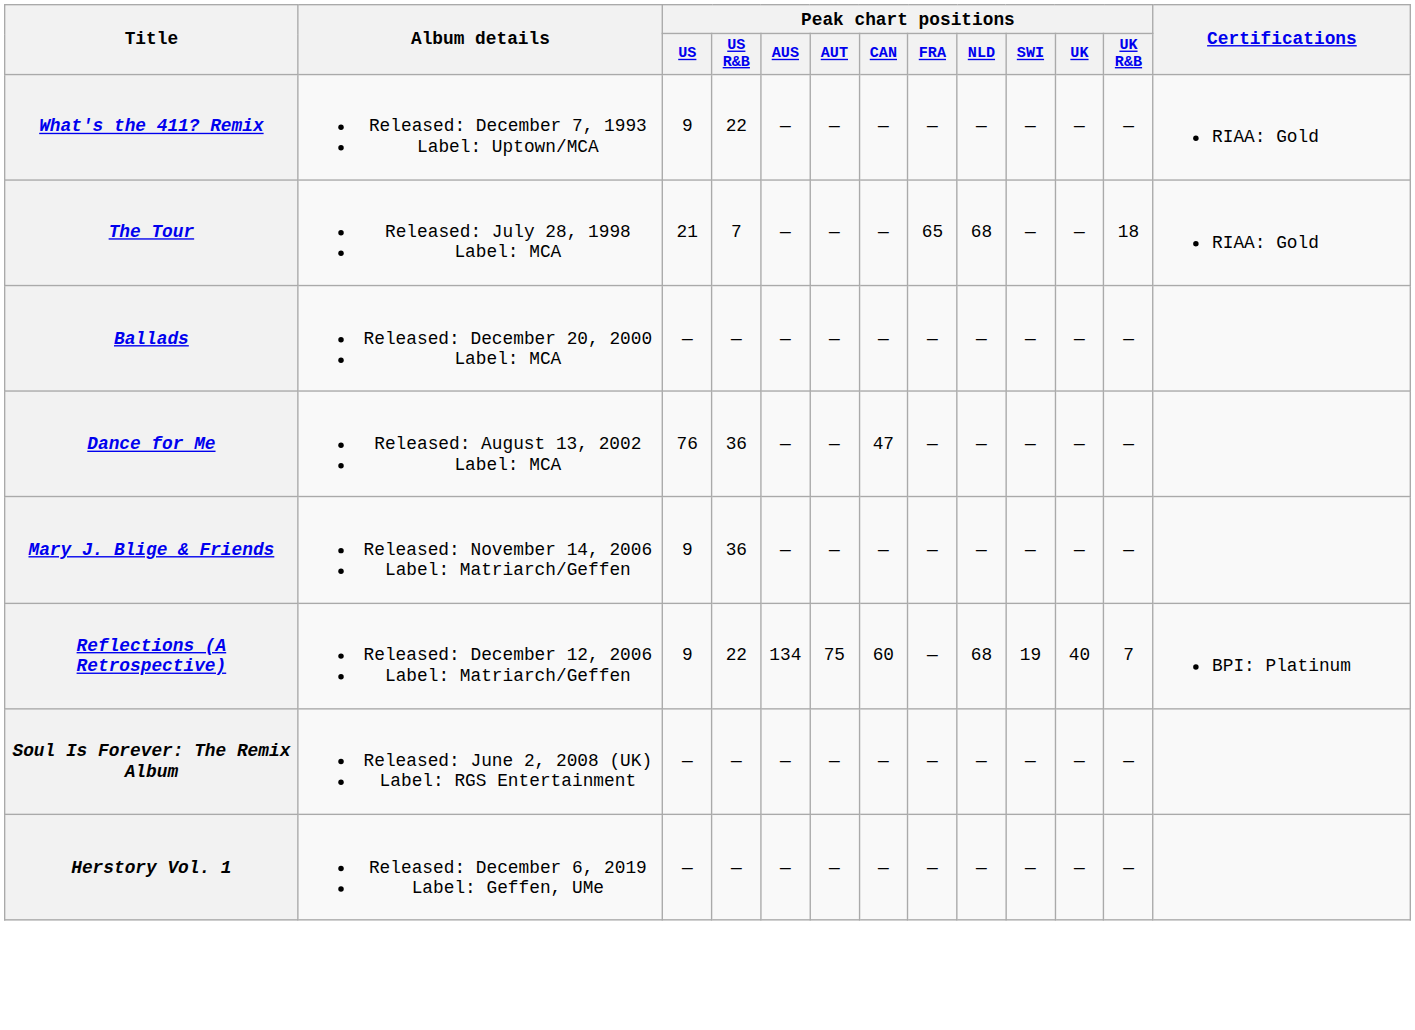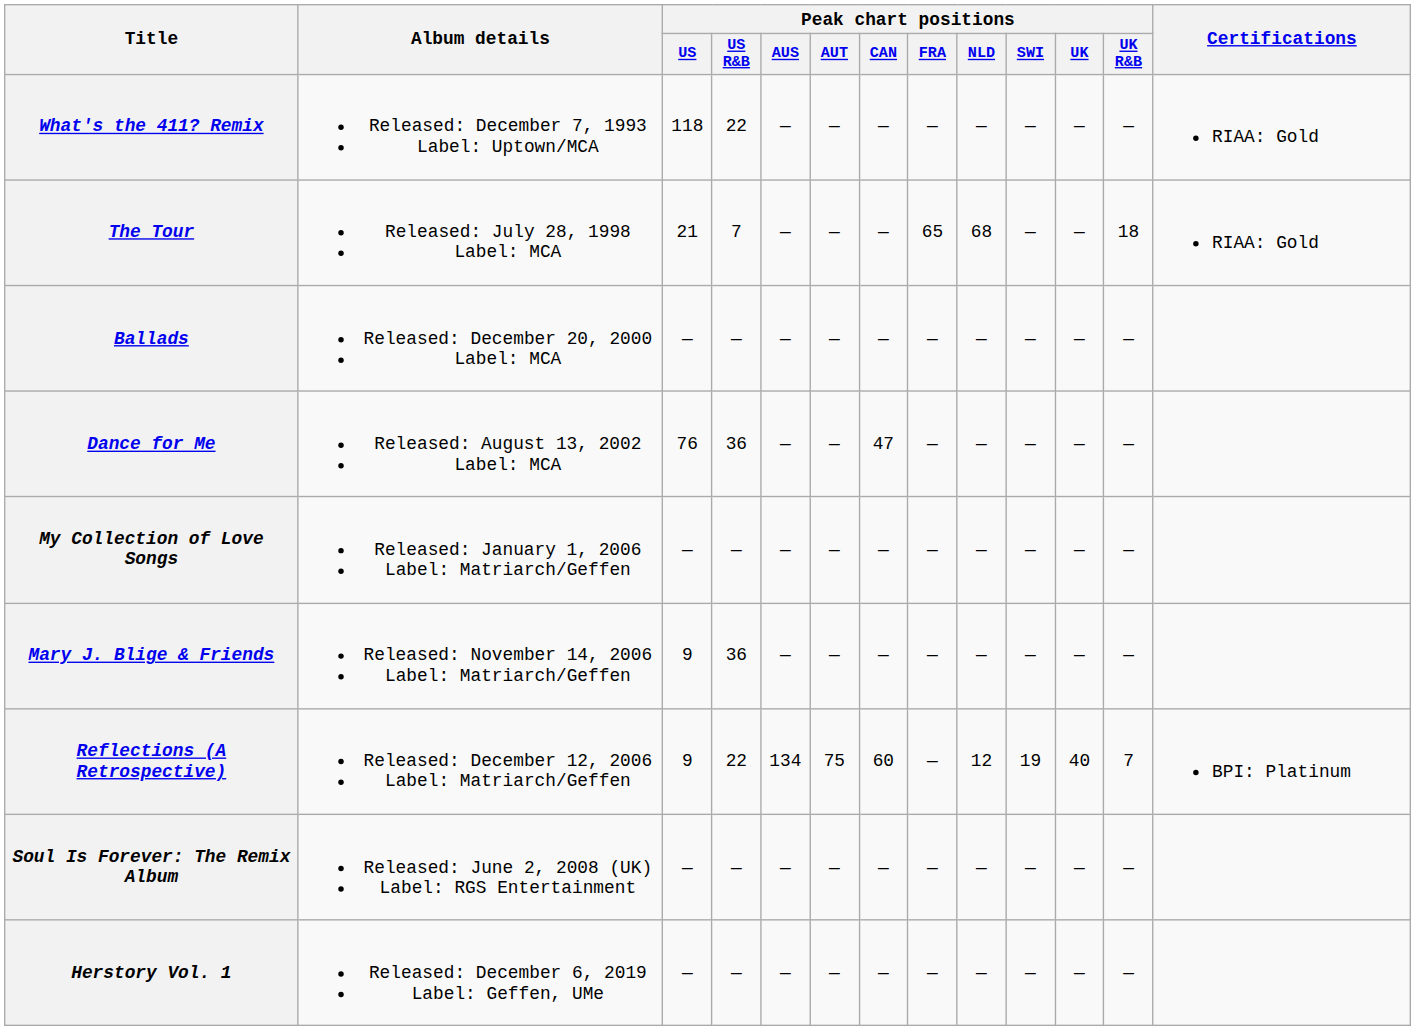(687, 127) 9 -> (687, 127) 118
+ row: (151, 550)
(981, 656) 68 -> (981, 761) 12
